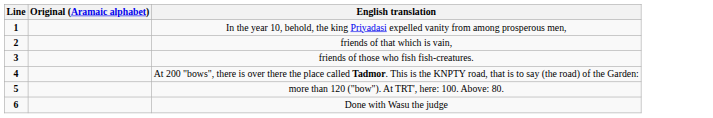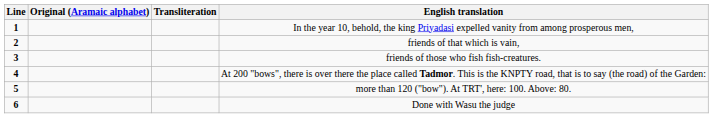+ column: (185, 12)
